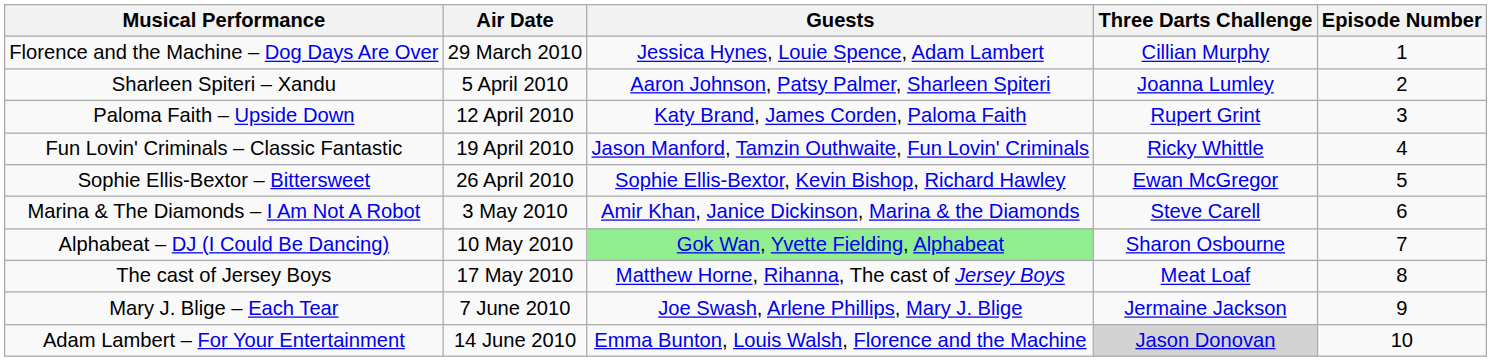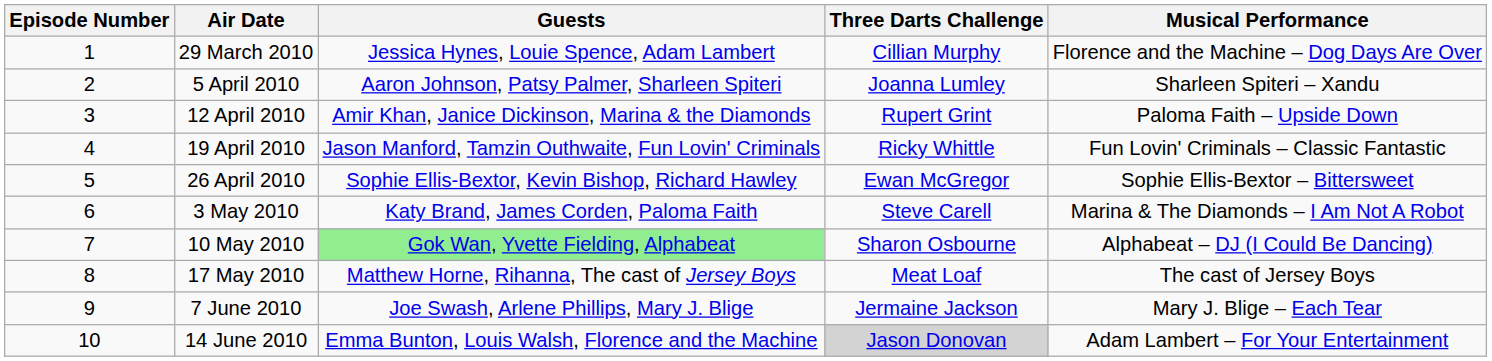columns swapped: (1402, 20) <-> (224, 20)
(840, 116) Katy Brand, James Corden, Paloma Faith -> (571, 116) Amir Khan, Janice Dickinson, Marina & the Diamonds
(840, 212) Amir Khan, Janice Dickinson, Marina & the Diamonds -> (571, 212) Katy Brand, James Corden, Paloma Faith
